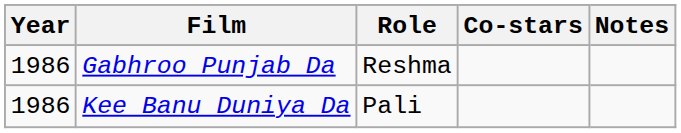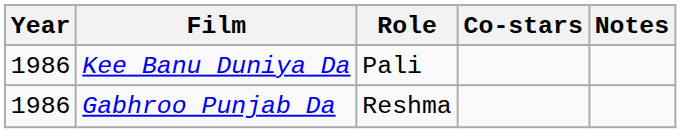rows swapped: (209, 66) <-> (216, 106)
